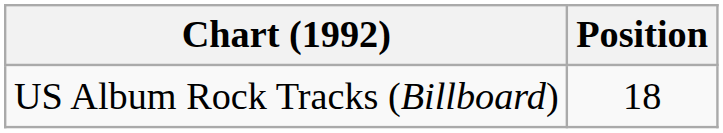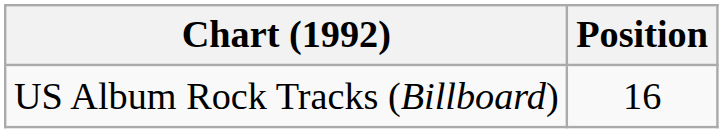(642, 95) 18 -> (642, 95) 16
